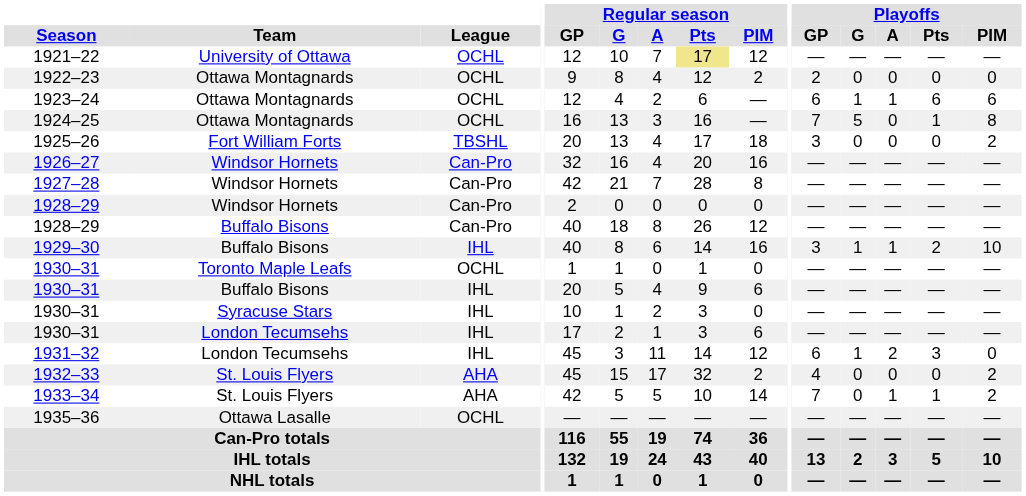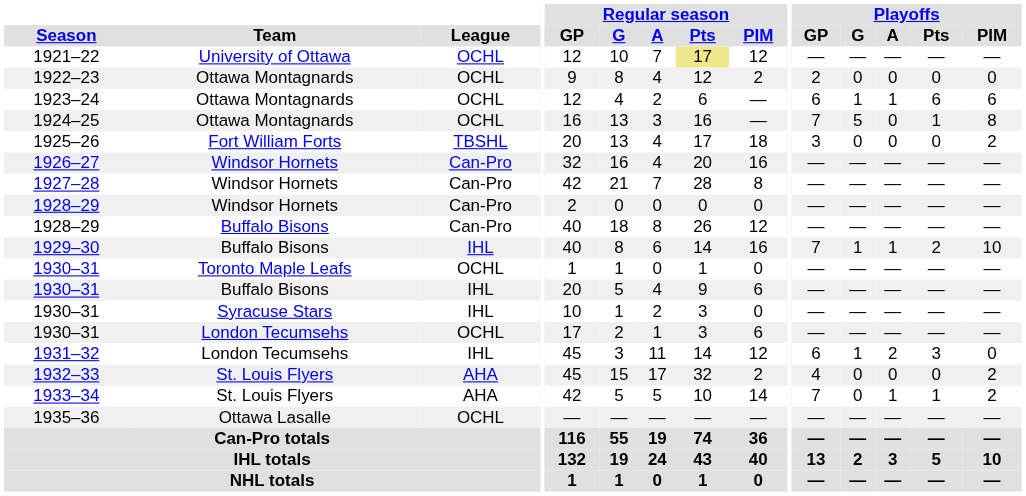(816, 247) 3 -> (816, 247) 7
(480, 332) IHL -> (480, 332) OCHL
